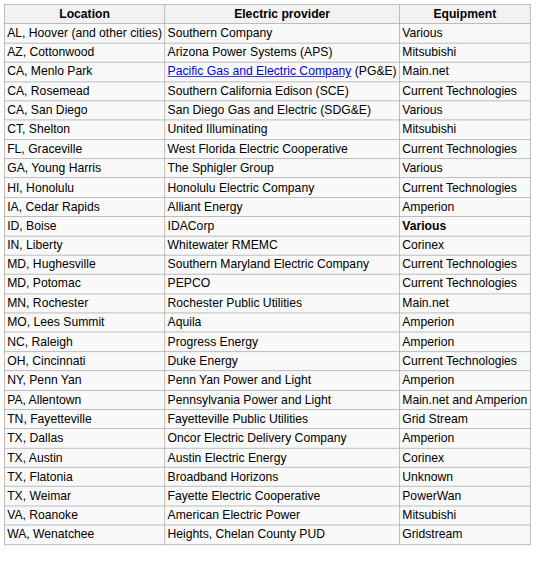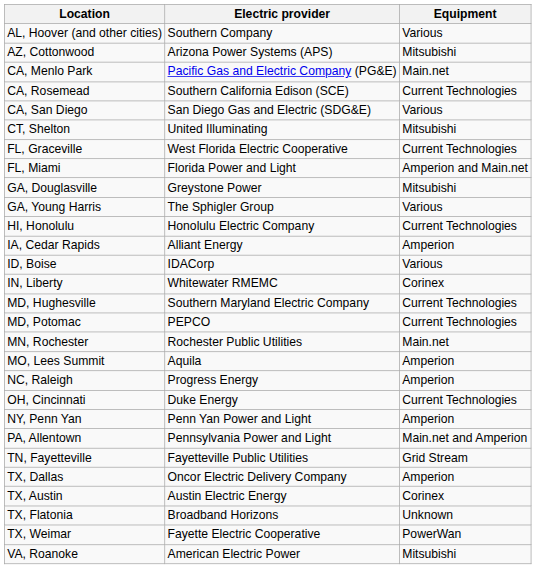+ row: (34, 168)
+ row: (52, 187)
(424, 226) bold -> (422, 264) normal
- row: (51, 534)
